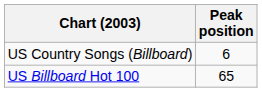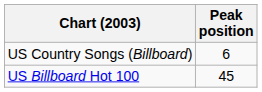(226, 76) 65 -> (226, 76) 45
